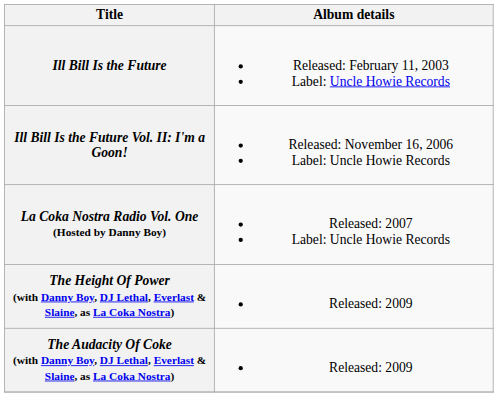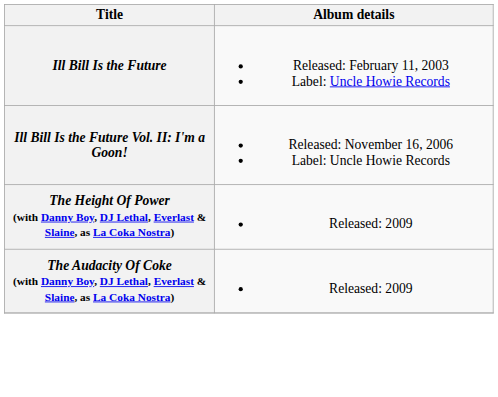- row: (110, 224)
